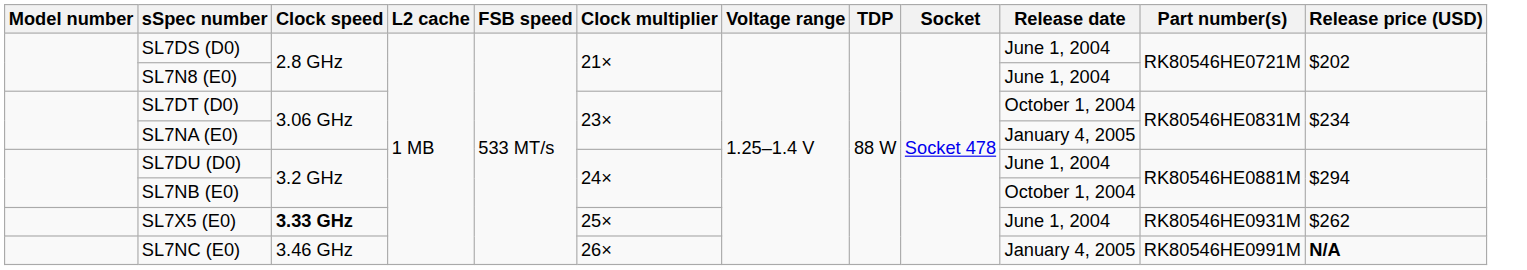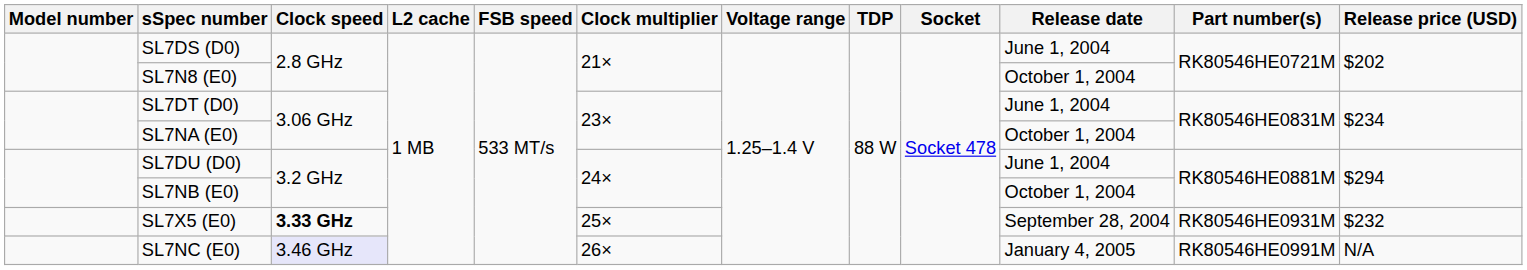(1057, 76) June 1, 2004 -> (1070, 76) October 1, 2004
(1070, 105) October 1, 2004 -> (1057, 105) June 1, 2004
(1070, 134) January 4, 2005 -> (1070, 134) October 1, 2004
(1057, 221) June 1, 2004 -> (1087, 221) September 28, 2004
(1330, 221) $262 -> (1364, 221) $232
(314, 250) no background -> (314, 250) lavender background
(1325, 250) bold -> (1359, 250) normal
